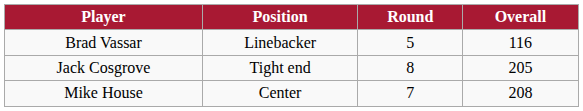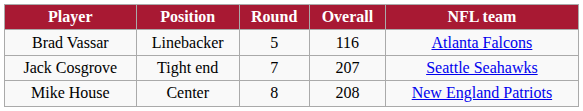+ column: (482, 17)
(410, 67) 8 -> (274, 67) 7
(520, 67) 205 -> (347, 67) 207
(410, 93) 7 -> (274, 93) 8
